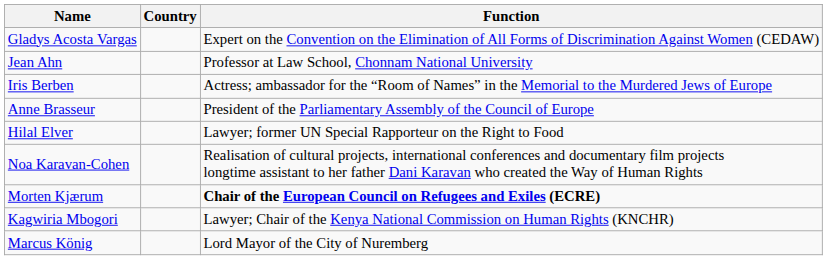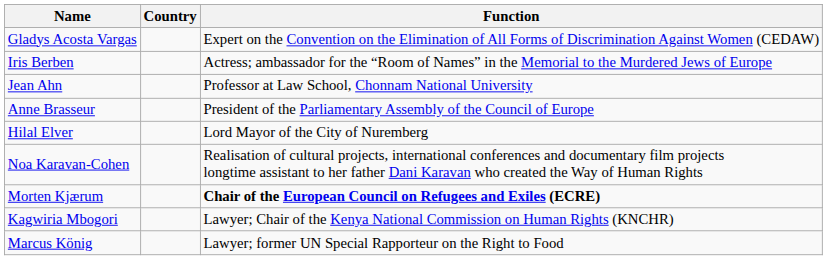rows swapped: (35, 62) <-> (41, 86)
(384, 132) Lawyer; former UN Special Rapporteur on the Right to Food -> (316, 132) Lord Mayor of the City of Nuremberg
(316, 242) Lord Mayor of the City of Nuremberg -> (384, 242) Lawyer; former UN Special Rapporteur on the Right to Food
